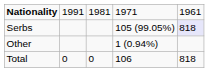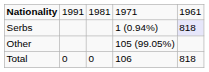(145, 28) 105 (99.05%) -> (137, 28) 1 (0.94%)
(137, 43) 1 (0.94%) -> (145, 43) 105 (99.05%)
